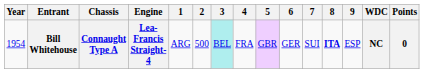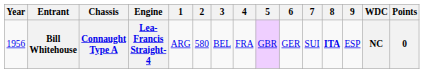(16, 44) 1954 -> (16, 44) 1956
(202, 44) 500 -> (202, 44) 580
(222, 44) paleturquoise background -> (222, 44) no background
